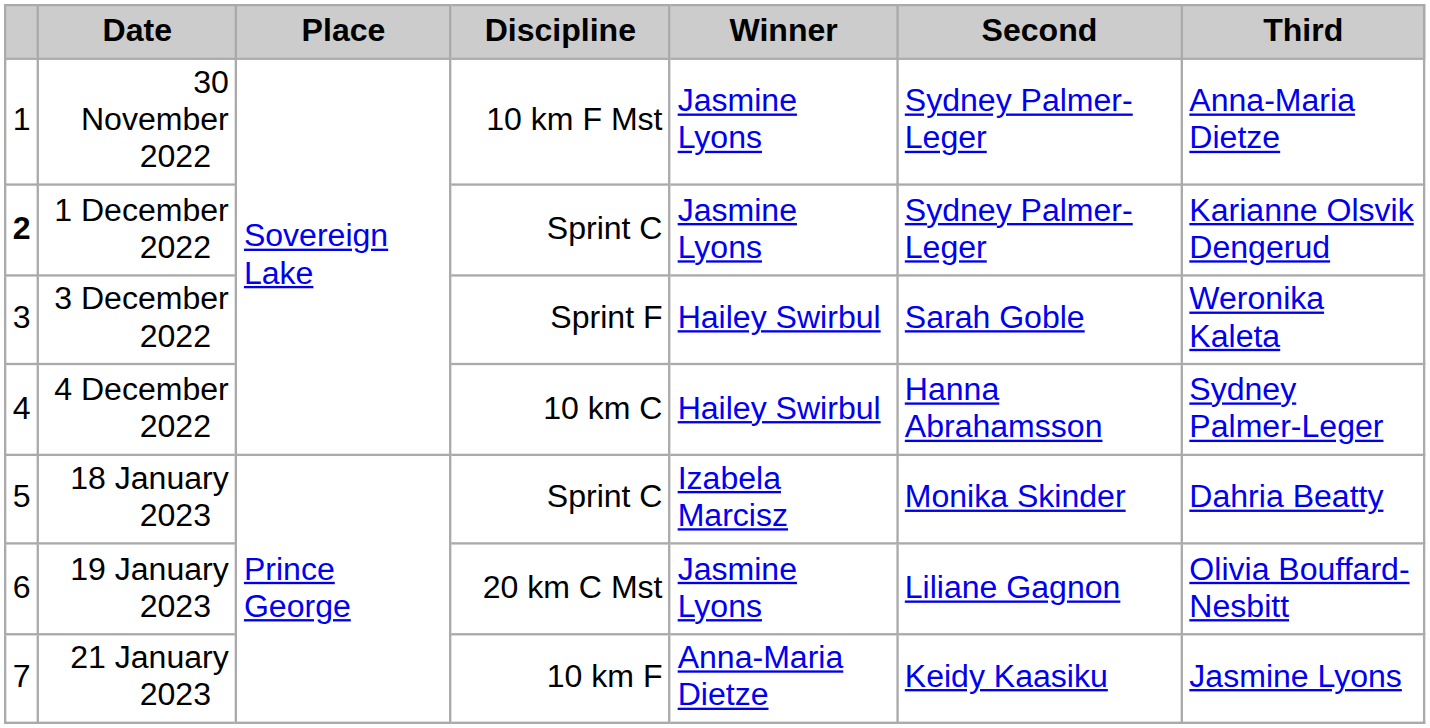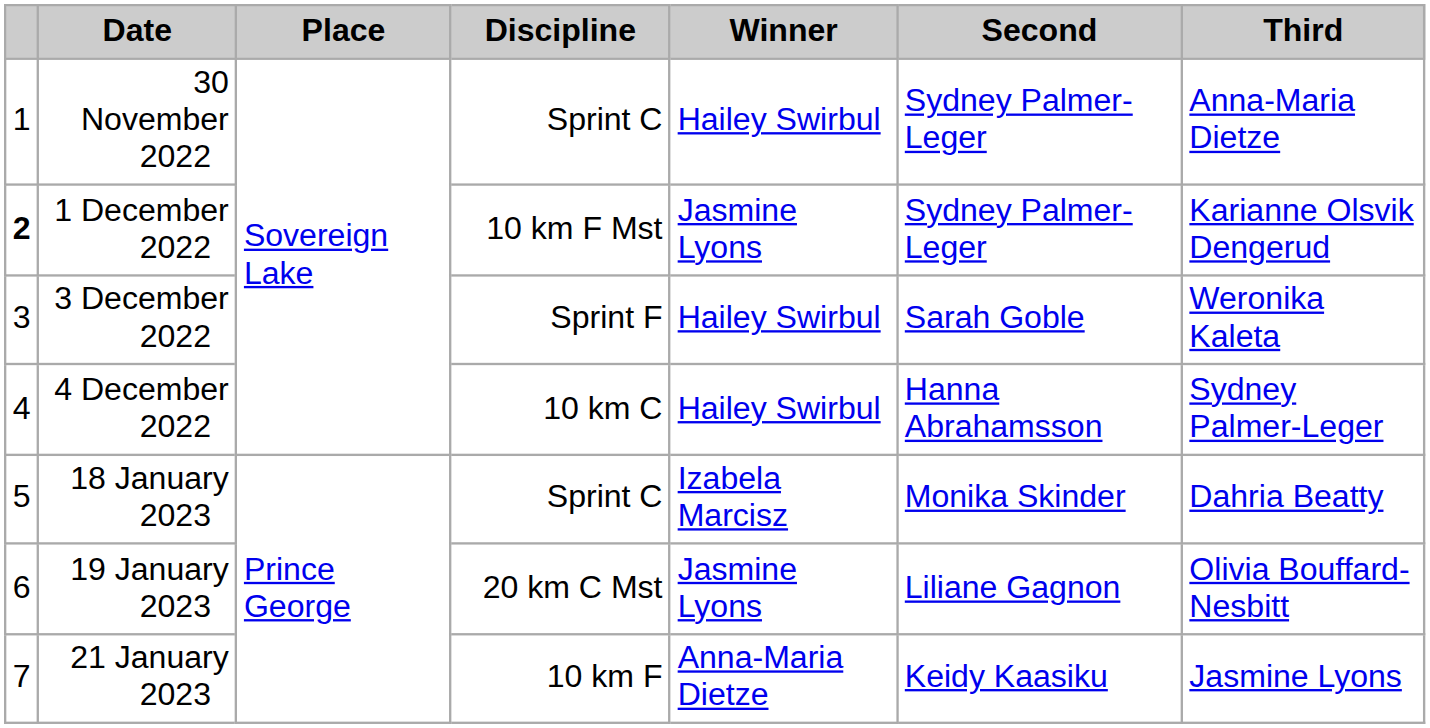(574, 120) 10 km F Mst -> (605, 120) Sprint C
(737, 120) Jasmine Lyons -> (779, 120) Hailey Swirbul
(605, 228) Sprint C -> (574, 228) 10 km F Mst
